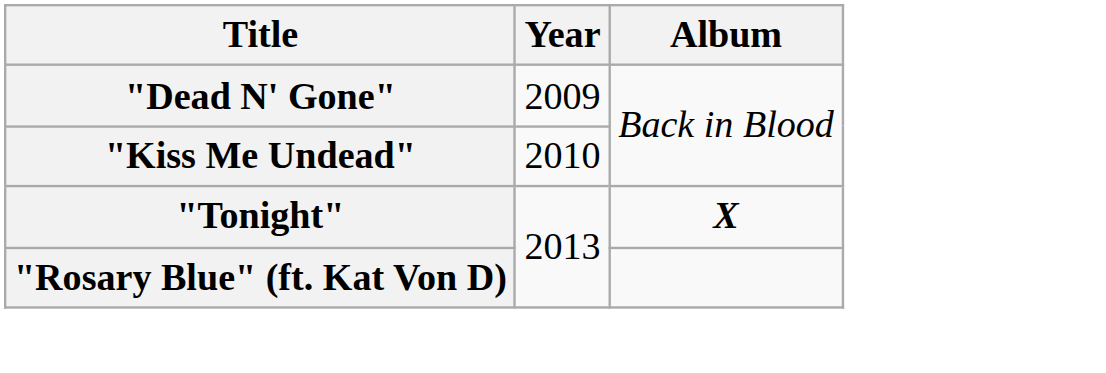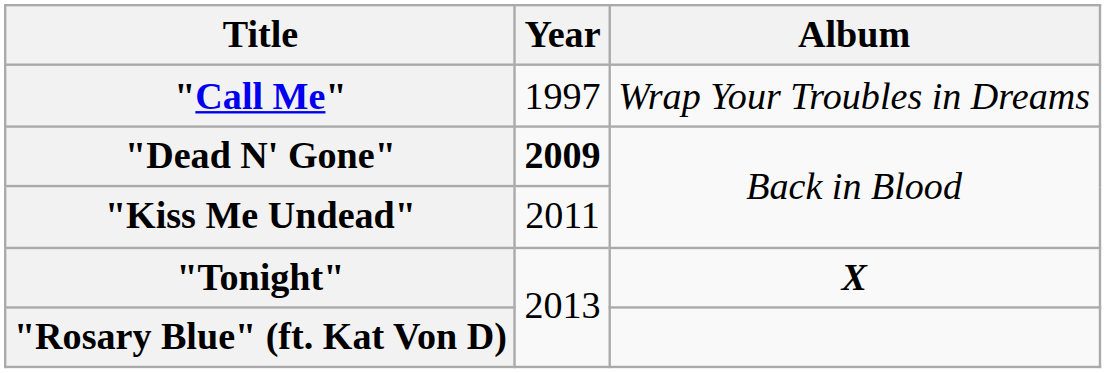+ row: (260, 95)
(563, 95) normal -> (563, 155) bold
(563, 155) 2010 -> (563, 215) 2011
